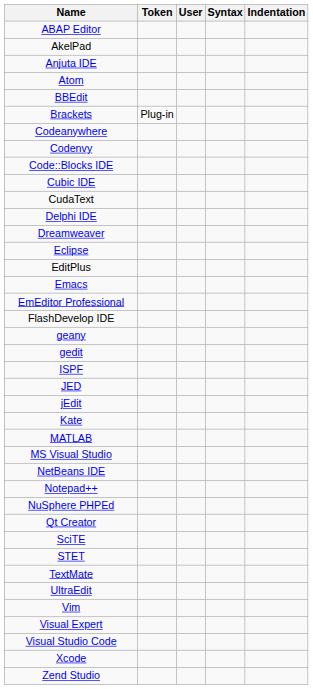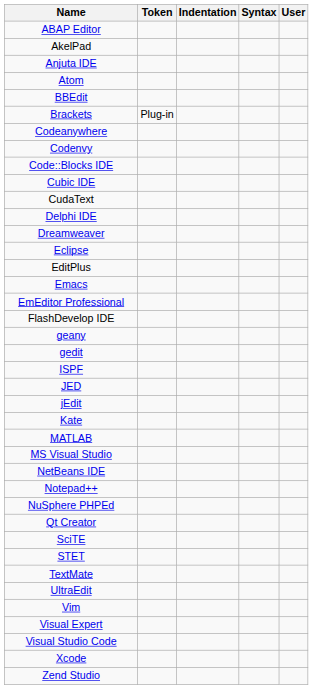columns swapped: (276, 13) <-> (191, 13)
